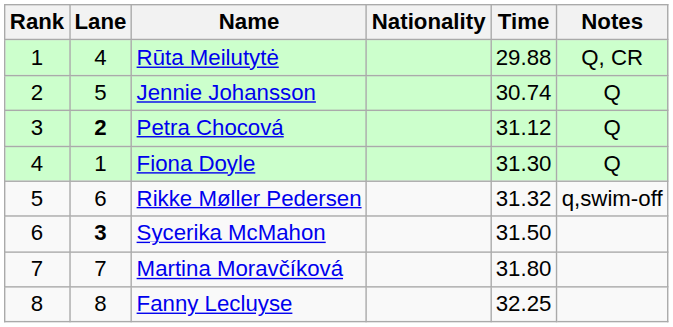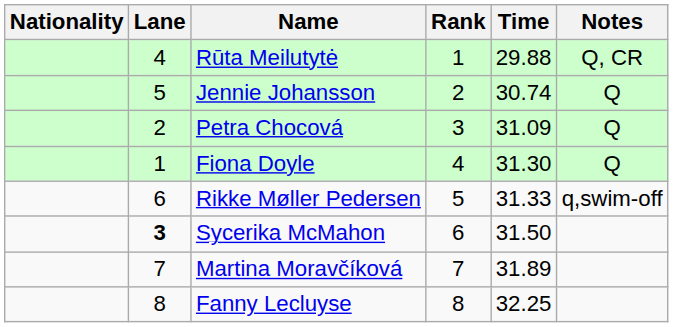columns swapped: (37, 22) <-> (429, 22)
(100, 127) bold -> (160, 127) normal
(524, 127) 31.12 -> (524, 127) 31.09
(524, 198) 31.32 -> (524, 198) 31.33
(524, 269) 31.80 -> (524, 269) 31.89
